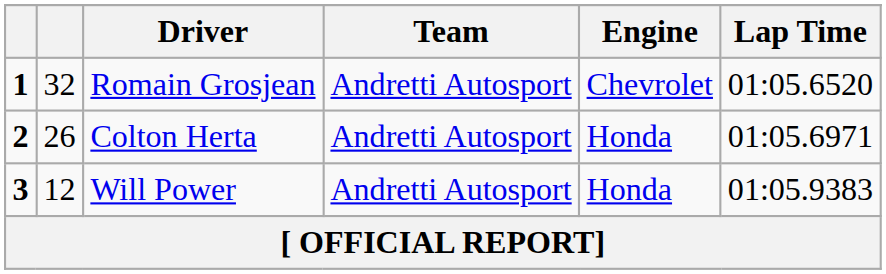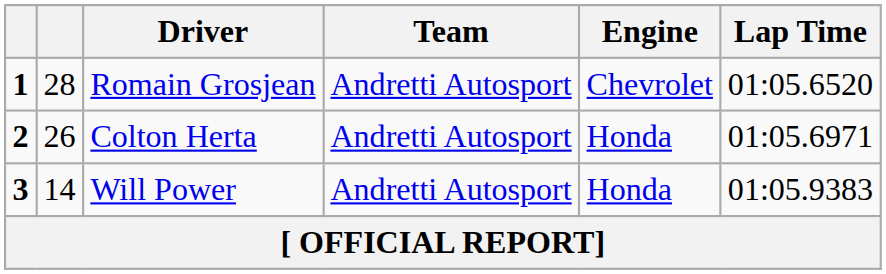(59, 84) 32 -> (59, 84) 28
(59, 189) 12 -> (59, 189) 14
